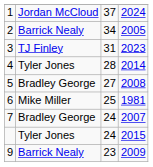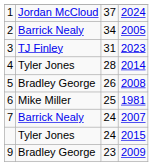(110, 83) 27 -> (110, 83) 26
(57, 118) Bradley George -> (51, 118) Barrick Nealy
(51, 153) Barrick Nealy -> (57, 153) Bradley George
